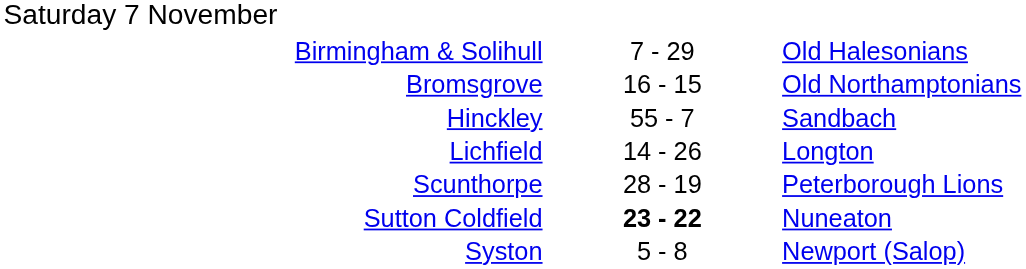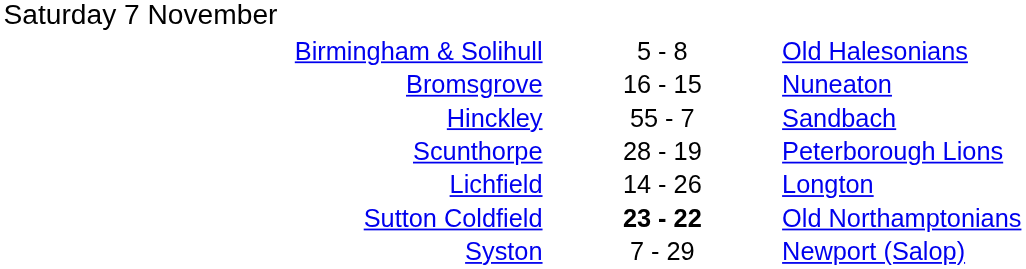(662, 51) 7 - 29 -> (662, 51) 5 - 8
(902, 84) Old Northamptonians -> (837, 84) Nuneaton
rows swapped: (496, 151) <-> (478, 185)
(837, 218) Nuneaton -> (902, 218) Old Northamptonians
(662, 251) 5 - 8 -> (662, 251) 7 - 29
